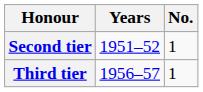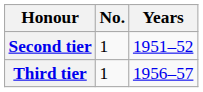columns swapped: (181, 18) <-> (130, 18)
